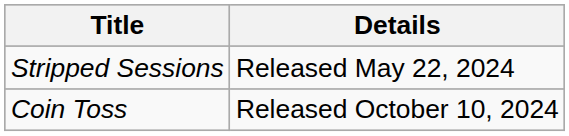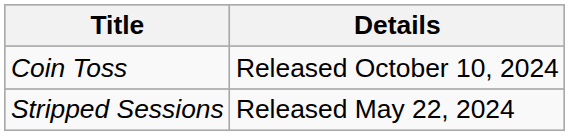rows swapped: (117, 67) <-> (69, 109)
